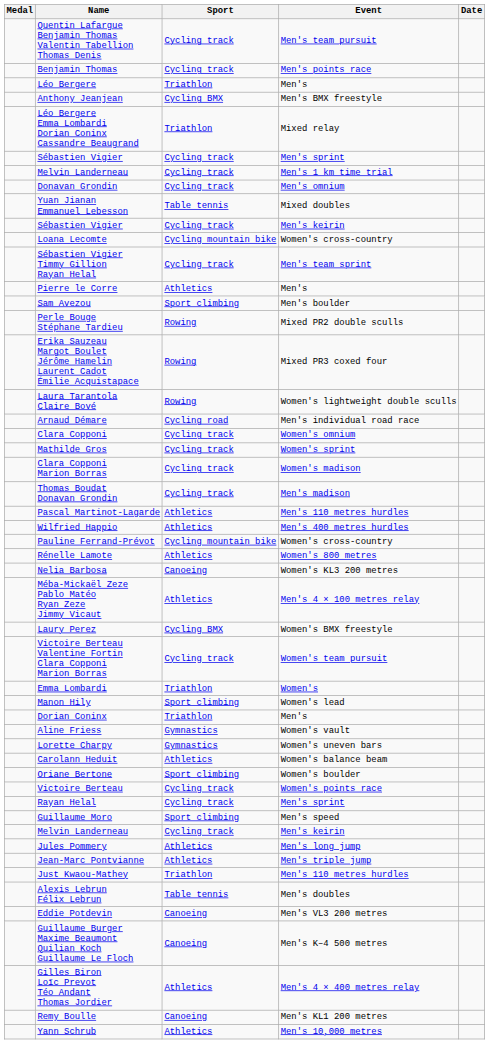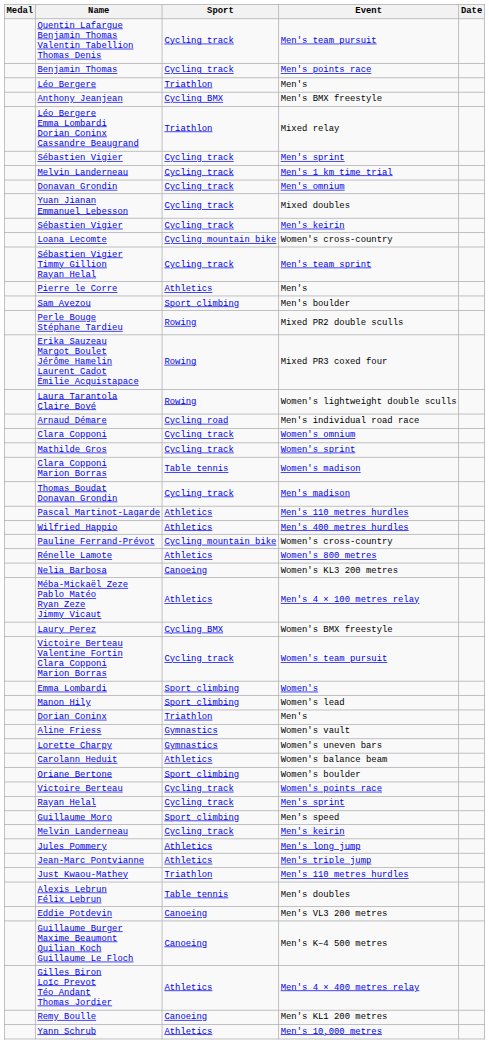(196, 207) Table tennis -> (199, 207) Cycling track
(199, 470) Cycling track -> (196, 470) Table tennis
(188, 689) Triathlon -> (202, 689) Sport climbing
